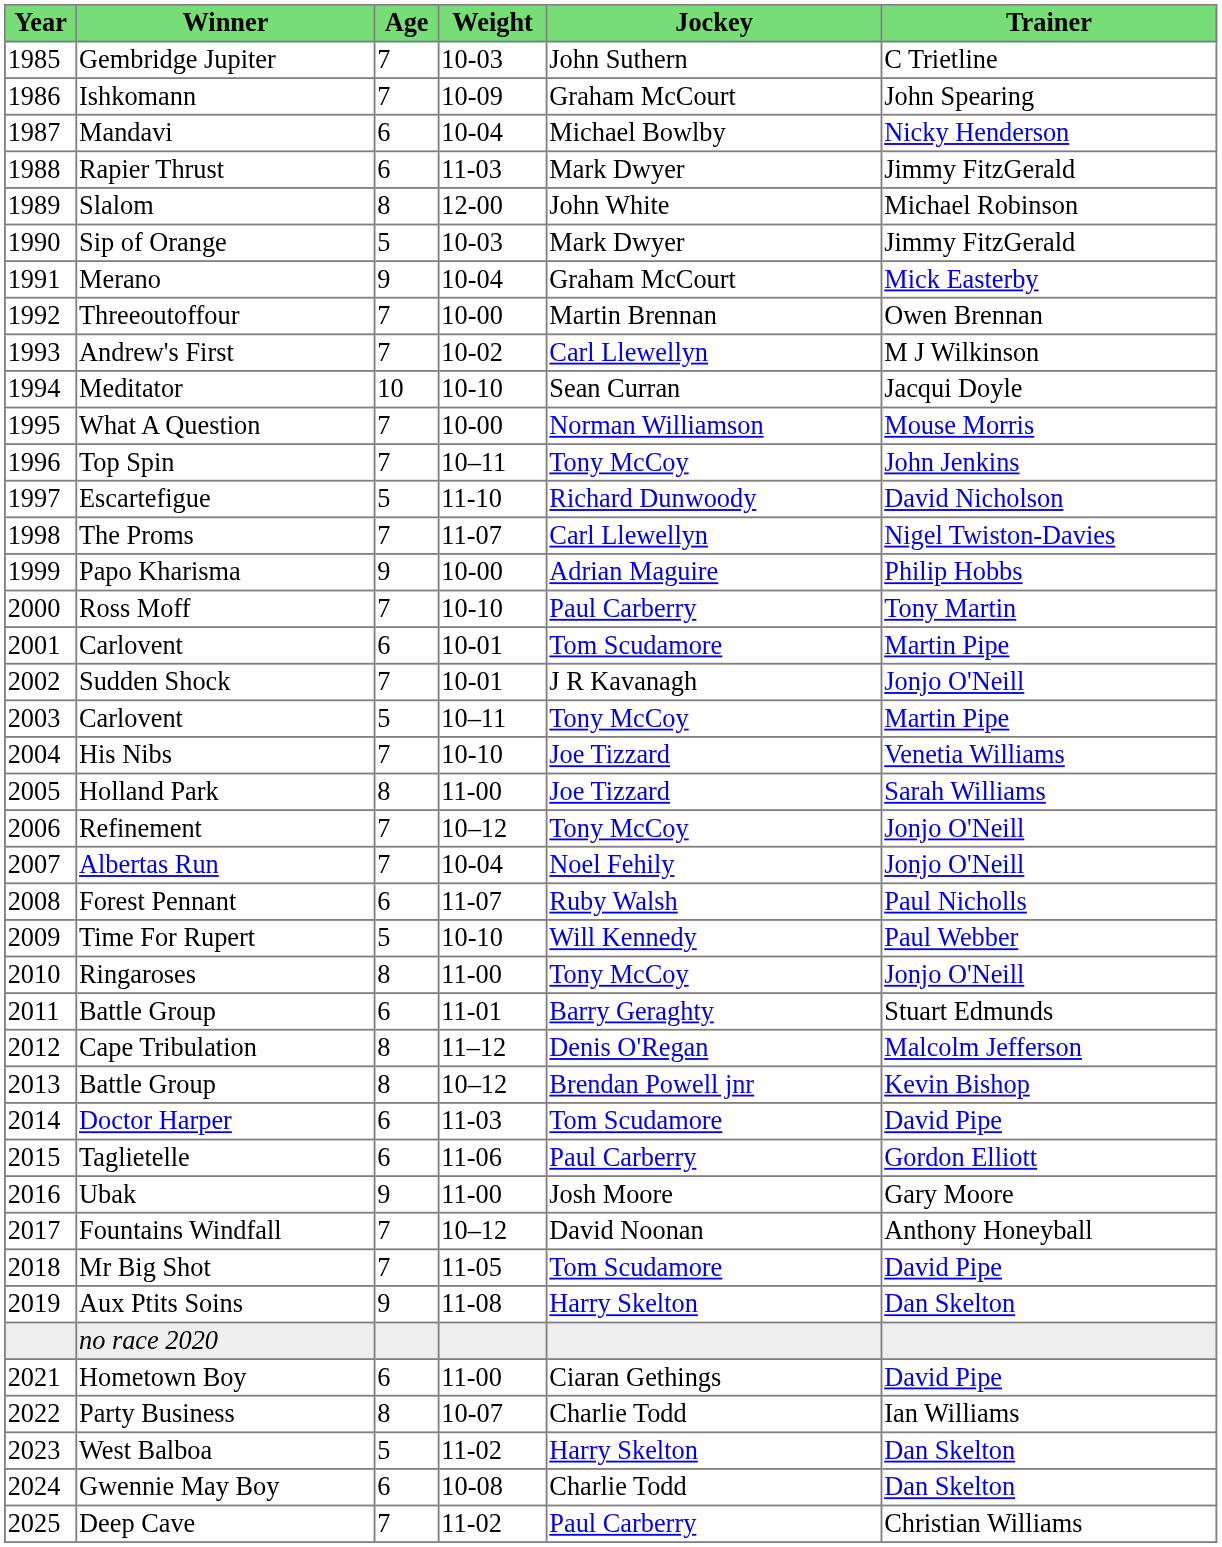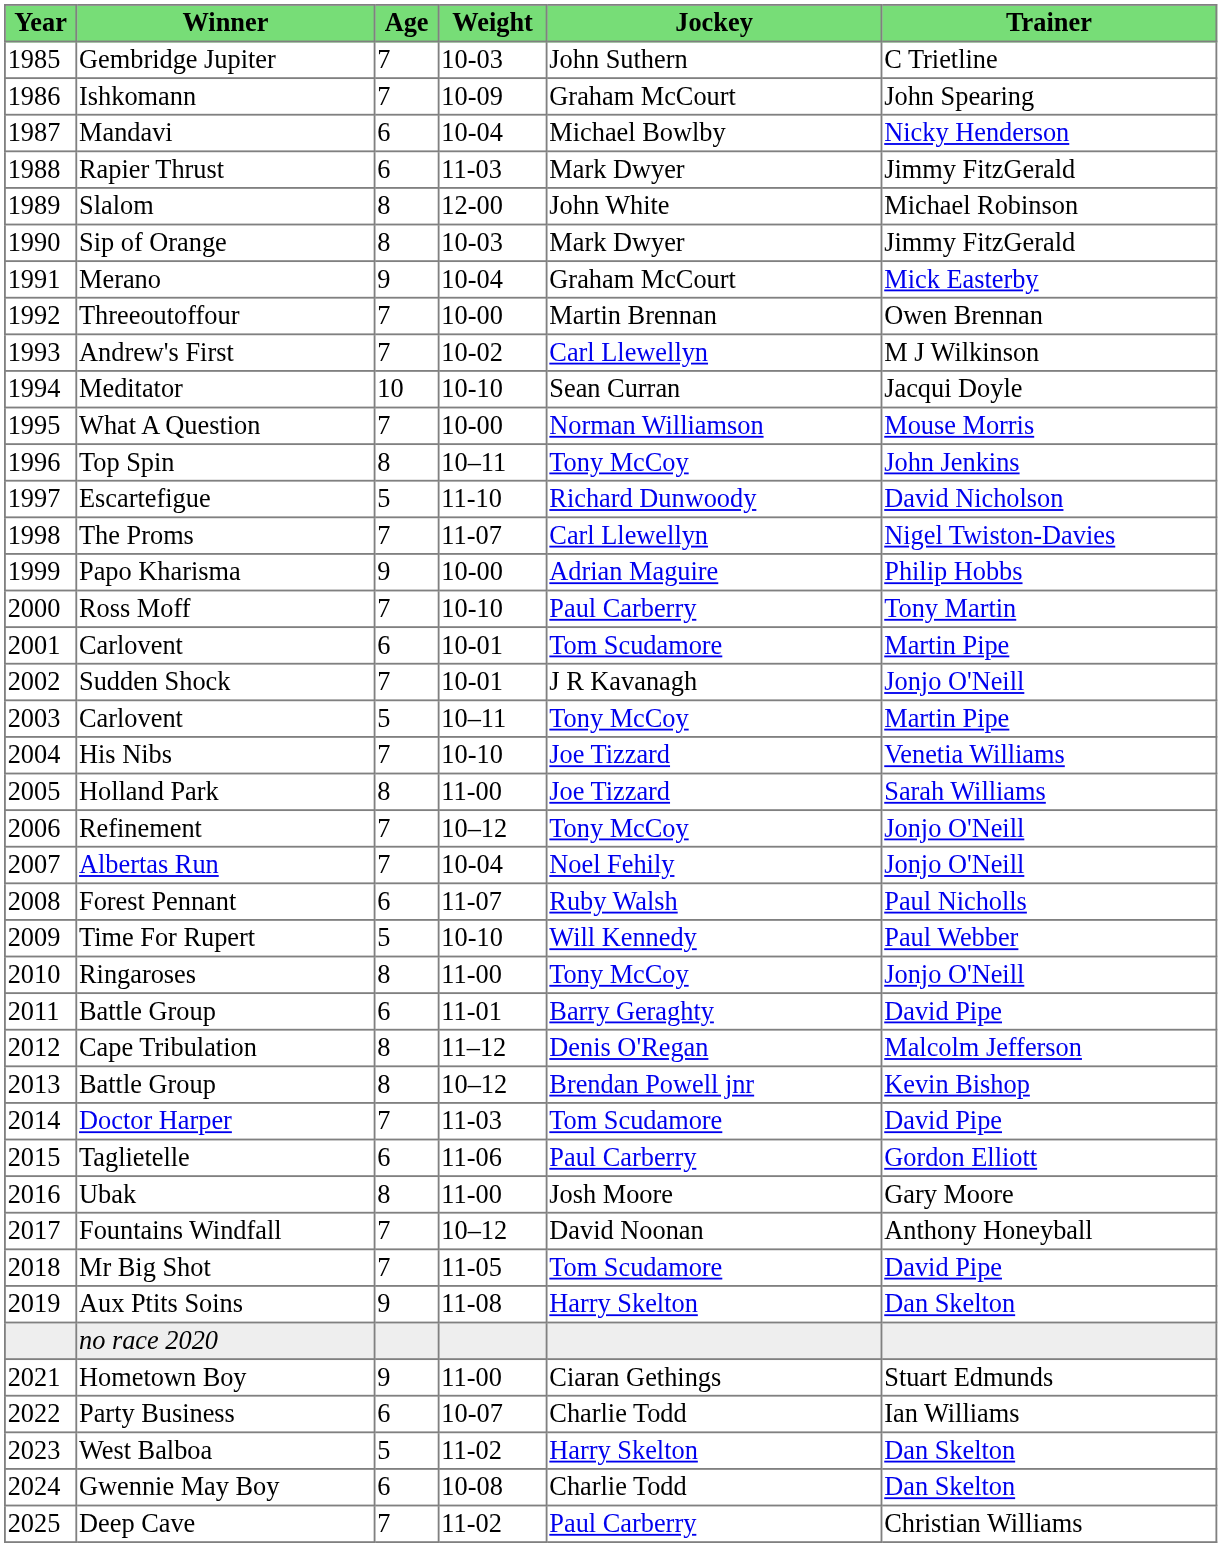(384, 242) 5 -> (384, 242) 8
(384, 462) 7 -> (384, 462) 8
(969, 1011) Stuart Edmunds -> (943, 1011) David Pipe
(384, 1120) 6 -> (384, 1120) 7
(384, 1194) 9 -> (384, 1194) 8
(384, 1376) 6 -> (384, 1376) 9
(943, 1376) David Pipe -> (969, 1376) Stuart Edmunds
(384, 1413) 8 -> (384, 1413) 6
